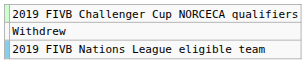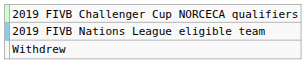rows swapped: (139, 49) <-> (39, 31)
